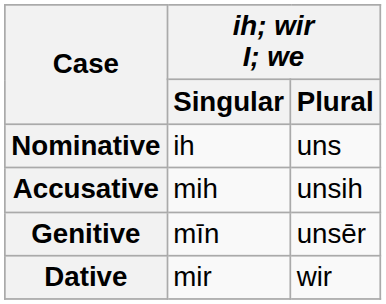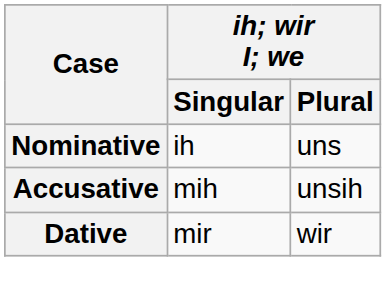- row: (86, 233)
